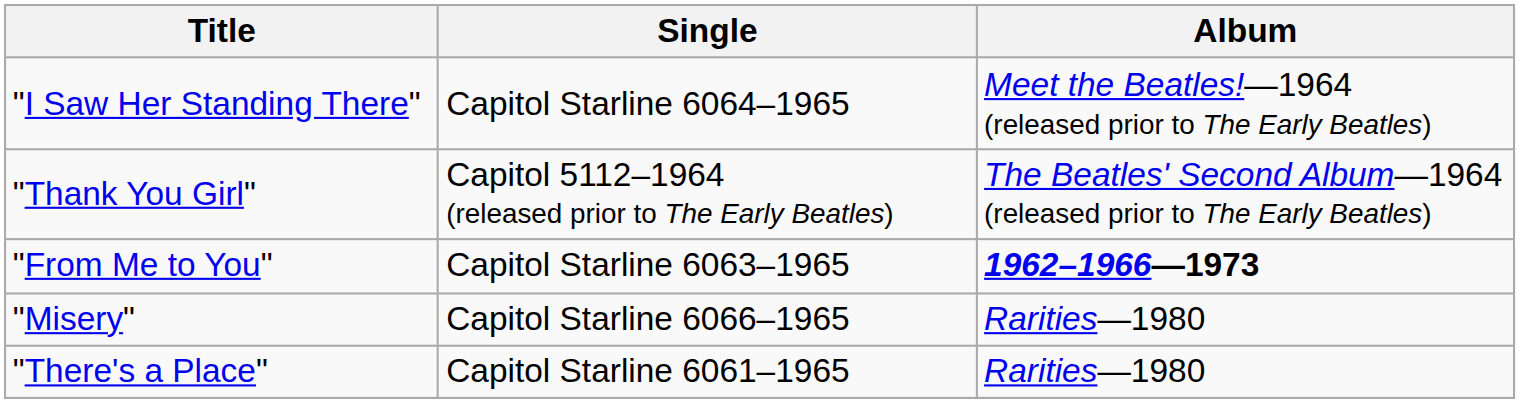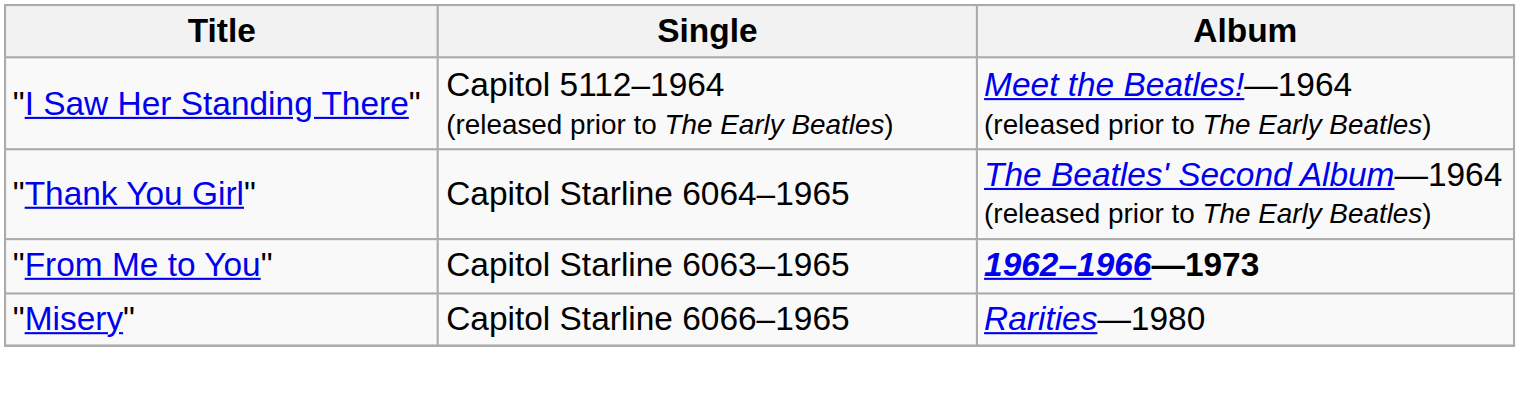(648, 102) Capitol Starline 6064–1965 -> (670, 102) Capitol 5112–1964 (released prior to The Early Beatles)
(670, 193) Capitol 5112–1964 (released prior to The Early Beatles) -> (648, 193) Capitol Starline 6064–1965
- row: (140, 371)
